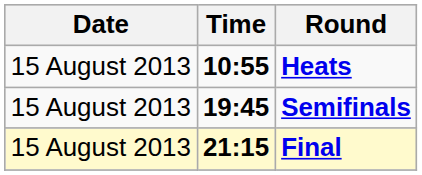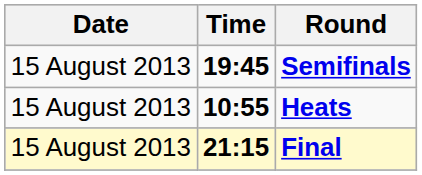rows swapped: (316, 66) <-> (346, 107)
